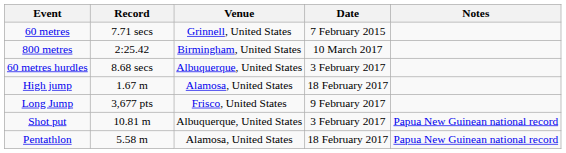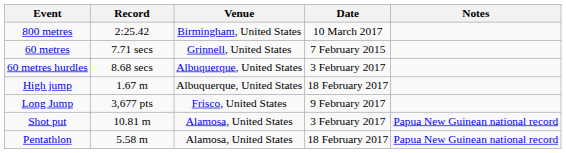rows swapped: (47, 31) <-> (47, 49)
(239, 85) Alamosa, United States -> (239, 85) Albuquerque, United States
(239, 121) Albuquerque, United States -> (239, 121) Alamosa, United States
